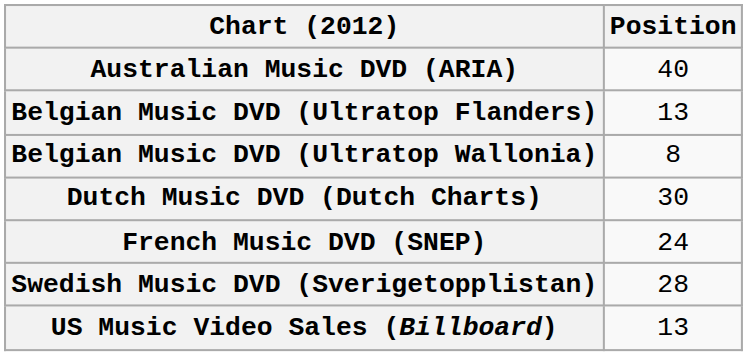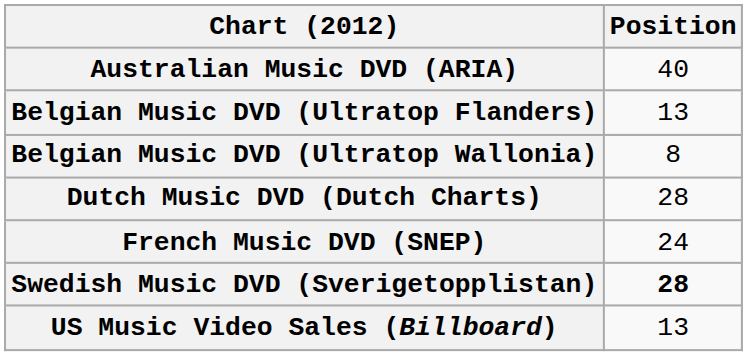(673, 199) 30 -> (673, 199) 28
(673, 285) normal -> (673, 285) bold
